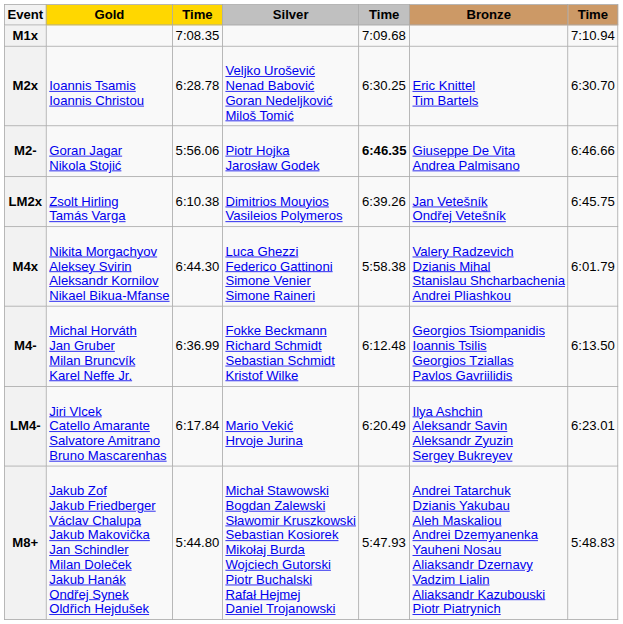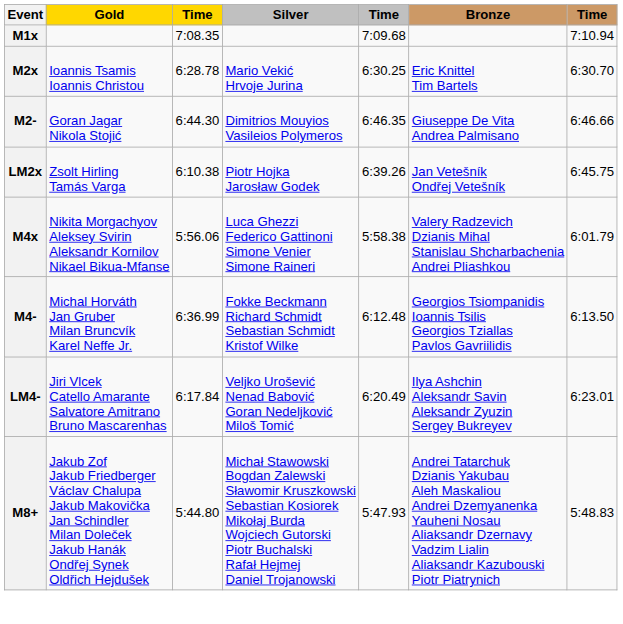(279, 93) Veljko Urošević Nenad Babović Goran Nedeljković Miloš Tomić -> (264, 78) Mario Vekić Hrvoje Jurina
(197, 151) 5:56.06 -> (197, 121) 6:44.30
(272, 158) Piotr Hojka Jarosław Godek -> (284, 128) Dimitrios Mouyios Vasileios Polymeros
(384, 151) bold -> (384, 121) normal
(284, 208) Dimitrios Mouyios Vasileios Polymeros -> (272, 179) Piotr Hojka Jarosław Godek
(197, 266) 6:44.30 -> (197, 237) 5:56.06
(264, 433) Mario Vekić Hrvoje Jurina -> (279, 404) Veljko Urošević Nenad Babović Goran Nedeljković Miloš Tomić
